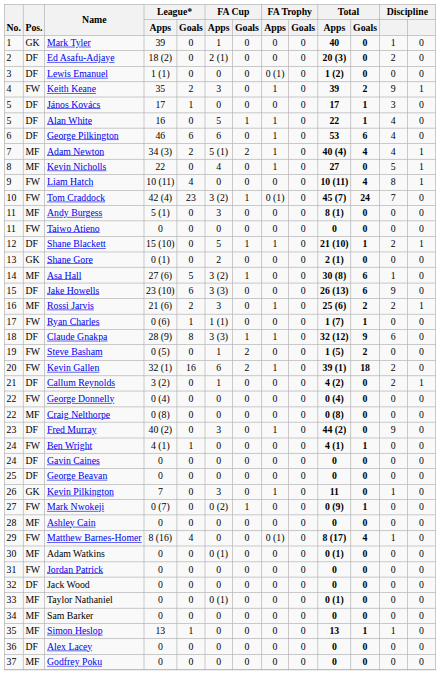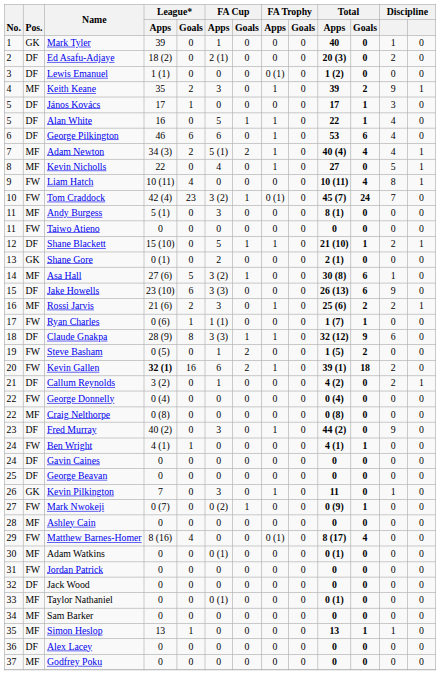(33, 89) FW -> (32, 89) MF
(160, 368) normal -> (160, 368) bold
(393, 538) 1 -> (393, 538) 0
